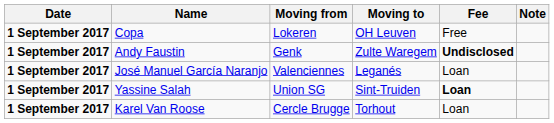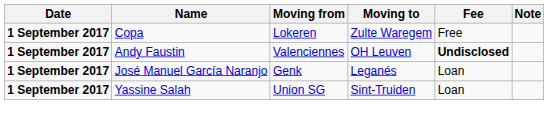(386, 33) OH Leuven -> (391, 33) Zulte Waregem
(287, 52) Genk -> (309, 52) Valenciennes
(396, 52) Zulte Waregem -> (381, 52) OH Leuven
(309, 71) Valenciennes -> (287, 71) Genk
(457, 90) bold -> (451, 90) normal
- row: (160, 109)
